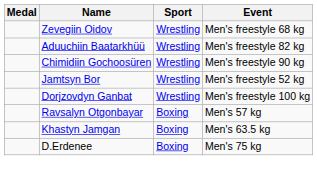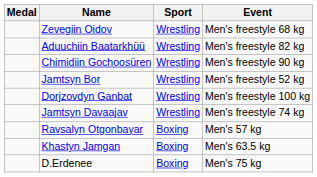+ row: (85, 113)
